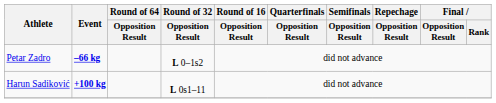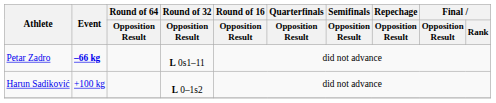(188, 64) L 0–1s2 -> (187, 64) L 0s1–11
(90, 85) bold -> (90, 85) normal
(188, 90) L 0s1–11 -> (187, 90) L 0–1s2
